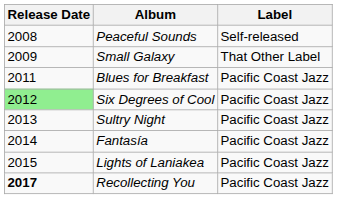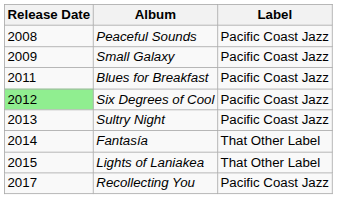(260, 36) Self-released -> (275, 36) Pacific Coast Jazz
(270, 57) That Other Label -> (275, 57) Pacific Coast Jazz
(275, 141) Pacific Coast Jazz -> (270, 141) That Other Label
(275, 162) Pacific Coast Jazz -> (270, 162) That Other Label
(22, 183) bold -> (22, 183) normal
